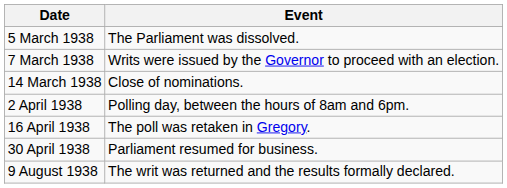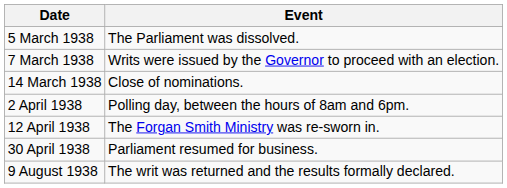+ row: (49, 127)
- row: (49, 127)
